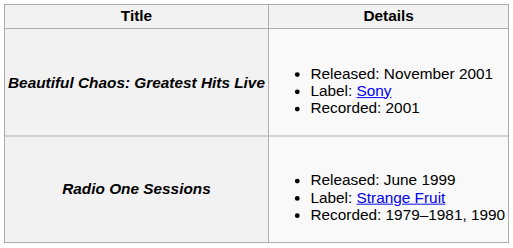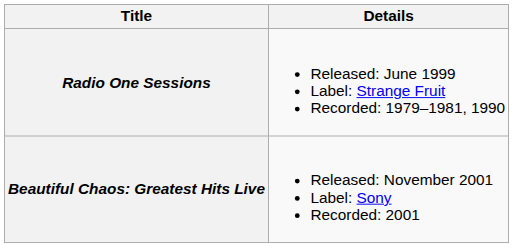rows swapped: (136, 189) <-> (136, 82)
